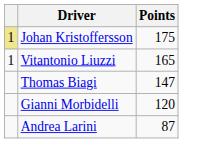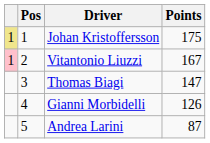+ column: (31, 15)
(11, 60) no background -> (11, 60) pink background
(165, 60) 165 -> (191, 60) 167
(165, 105) 120 -> (191, 105) 126
